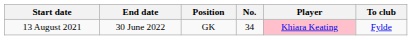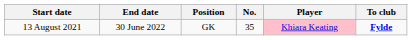(250, 26) 34 -> (250, 26) 35
(381, 26) normal -> (381, 26) bold
